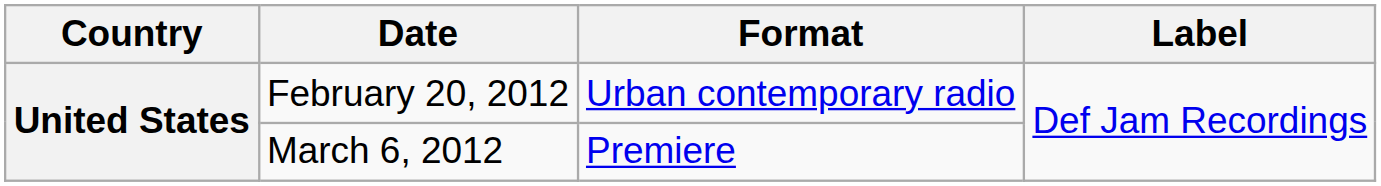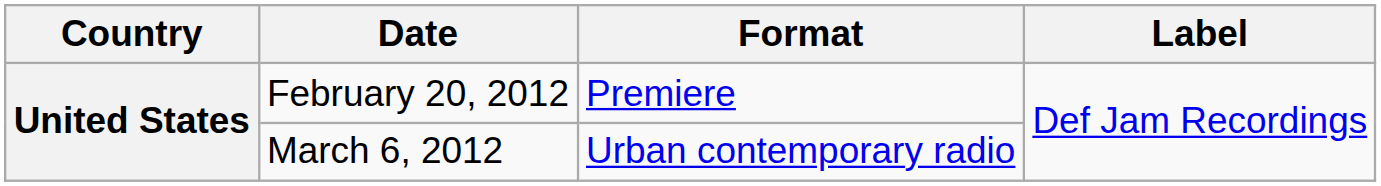(801, 92) Urban contemporary radio -> (661, 92) Premiere
(661, 151) Premiere -> (801, 151) Urban contemporary radio
